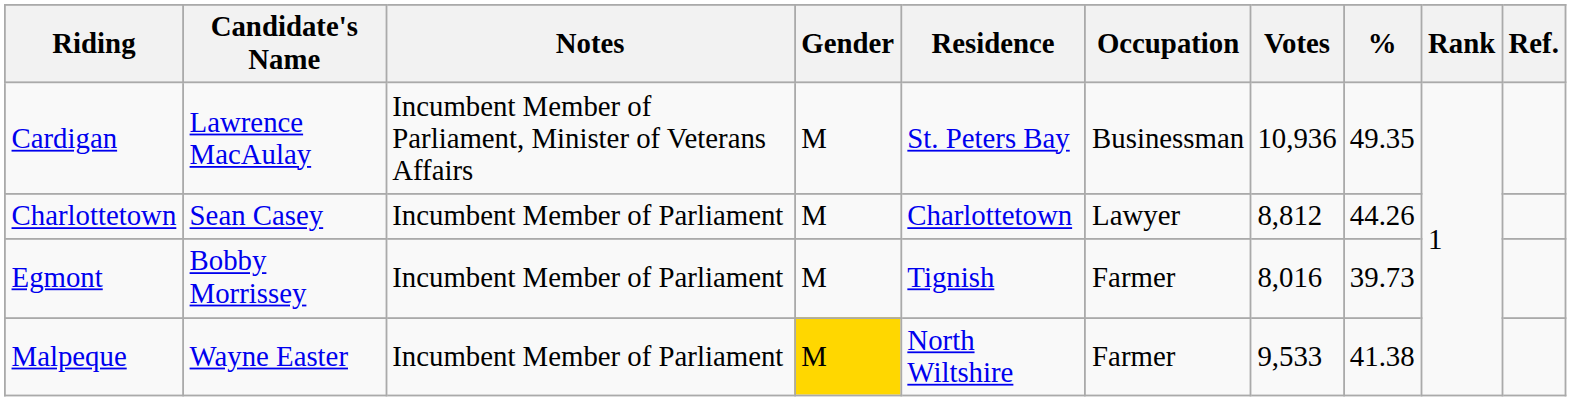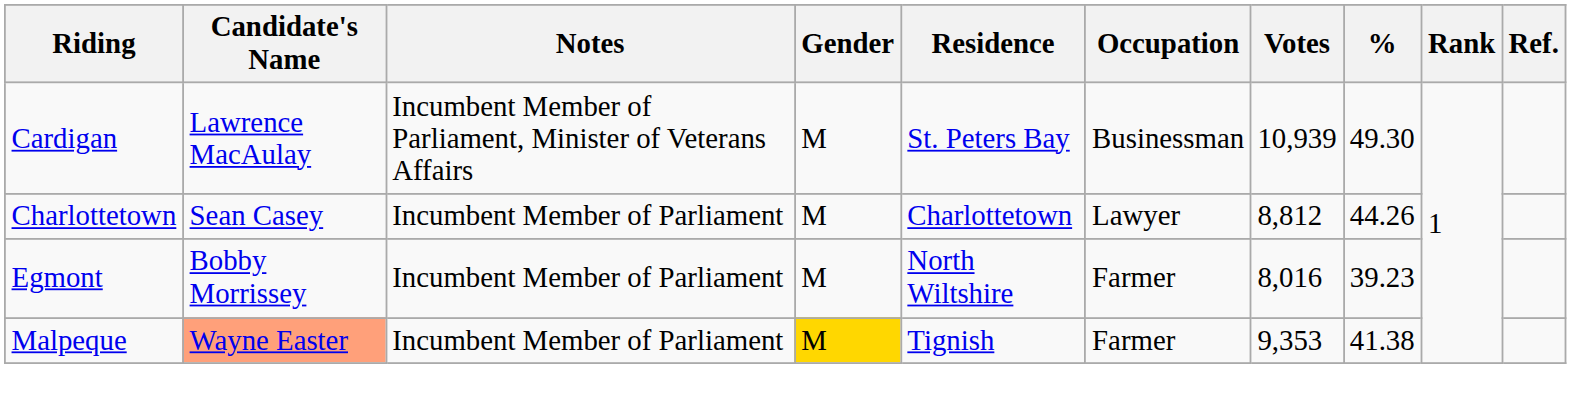(1297, 137) 10,936 -> (1297, 137) 10,939
(1382, 137) 49.35 -> (1382, 137) 49.30
(951, 277) Tignish -> (960, 277) North Wiltshire
(1382, 277) 39.73 -> (1382, 277) 39.23
(269, 355) no background -> (269, 339) lightsalmon background
(960, 355) North Wiltshire -> (951, 339) Tignish
(1290, 355) 9,533 -> (1290, 339) 9,353
